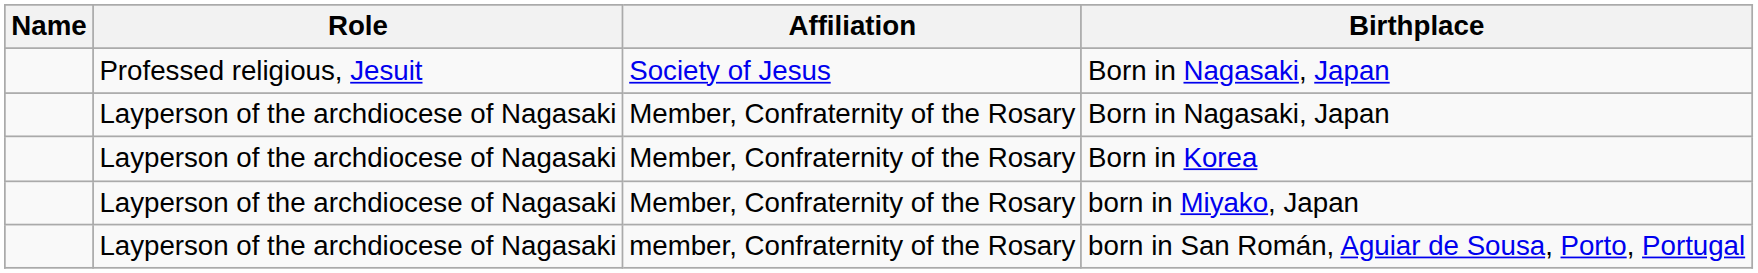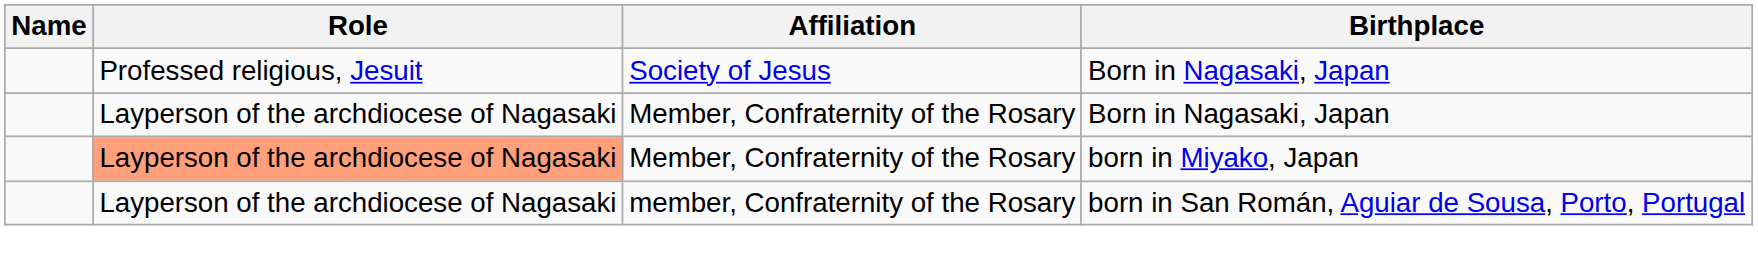- row: (852, 158)
(358, 202) no background -> (358, 158) lightsalmon background
